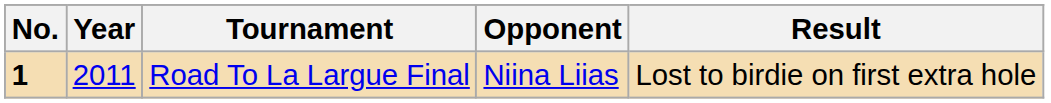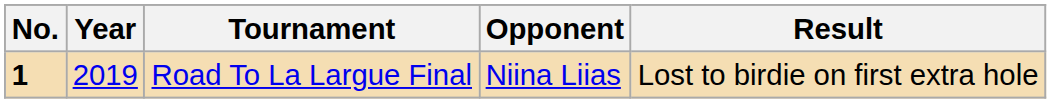(104, 75) 2011 -> (105, 75) 2019
